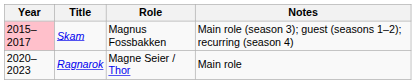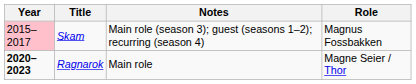columns swapped: (151, 13) <-> (303, 13)
(22, 65) normal -> (22, 65) bold
